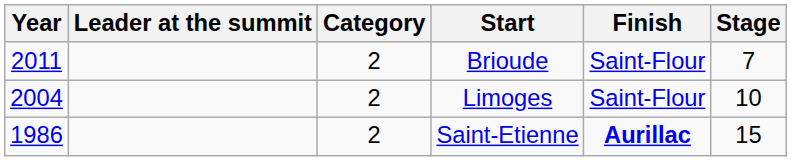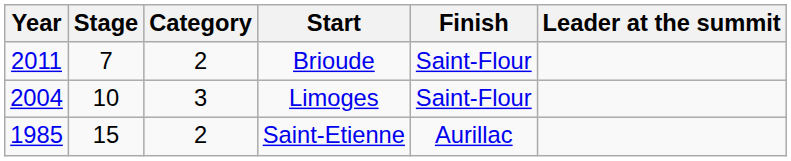columns swapped: (749, 23) <-> (193, 23)
(374, 98) 2 -> (201, 98) 3
(37, 135) 1986 -> (37, 135) 1985
(647, 135) bold -> (474, 135) normal
